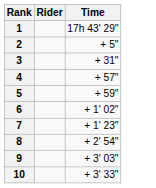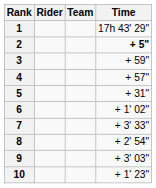+ column: (80, 12)
(109, 45) normal -> (140, 45) bold
(107, 61) + 31" -> (137, 61) + 59"
(107, 93) + 59" -> (137, 93) + 31"
(101, 126) + 1' 23" -> (132, 126) + 3' 33"
(101, 175) + 3' 33" -> (132, 175) + 1' 23"
